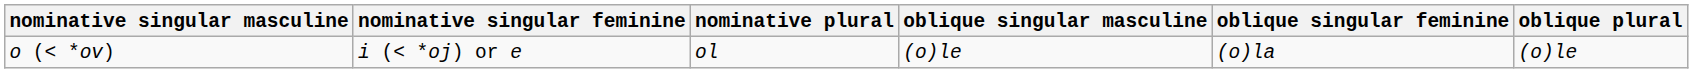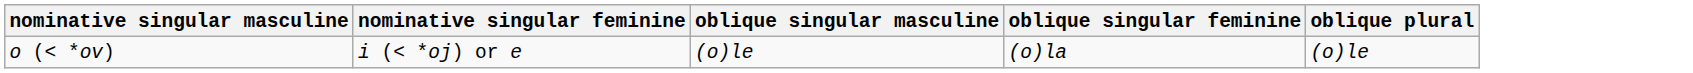- column: (794, 21)
